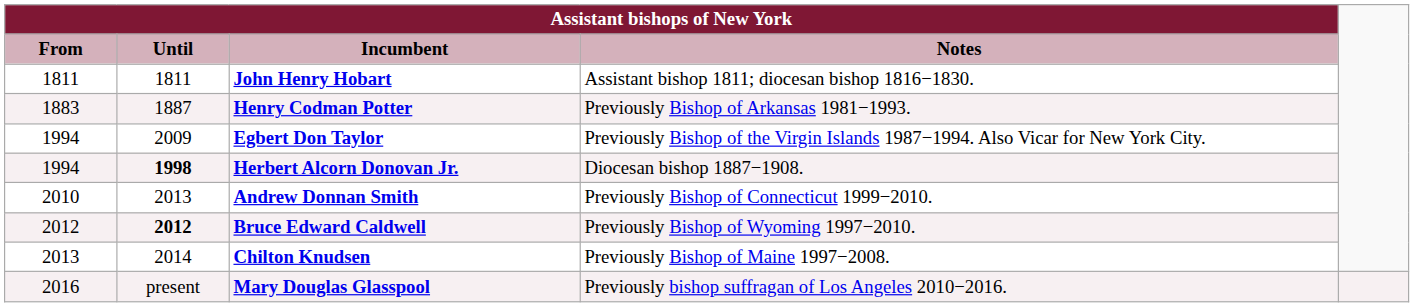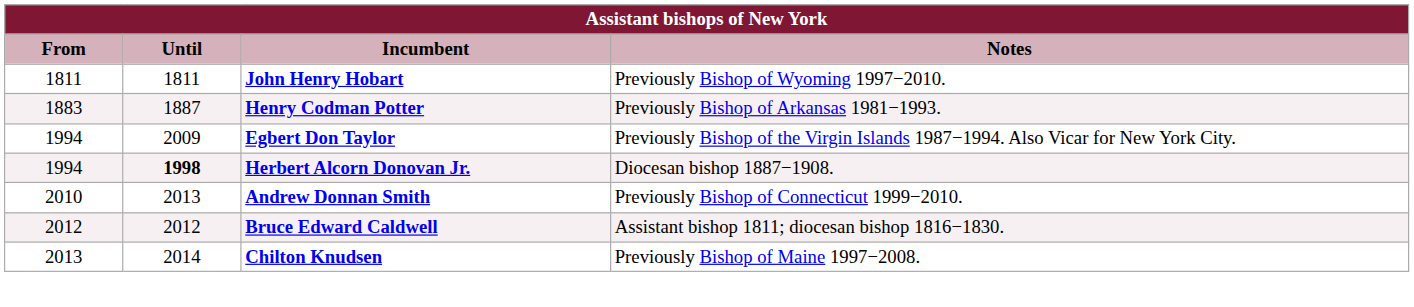(779, 78) Assistant bishop 1811; diocesan bishop 1816−1830. -> (780, 78) Previously Bishop of Wyoming 1997−2010.
(173, 227) bold -> (182, 227) normal
(750, 227) Previously Bishop of Wyoming 1997−2010. -> (809, 227) Assistant bishop 1811; diocesan bishop 1816−1830.
- row: (332, 286)
